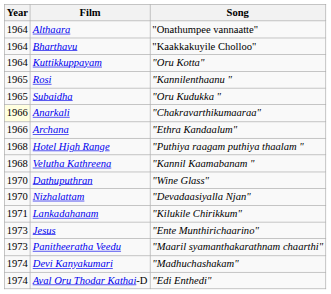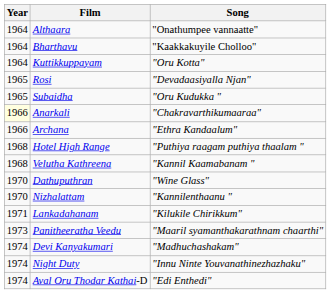(192, 79) "Kannilenthaanu " -> (201, 79) "Devadaasiyalla Njan"
(201, 197) "Devadaasiyalla Njan" -> (192, 197) "Kannilenthaanu "
- row: (44, 230)
+ row: (56, 264)
